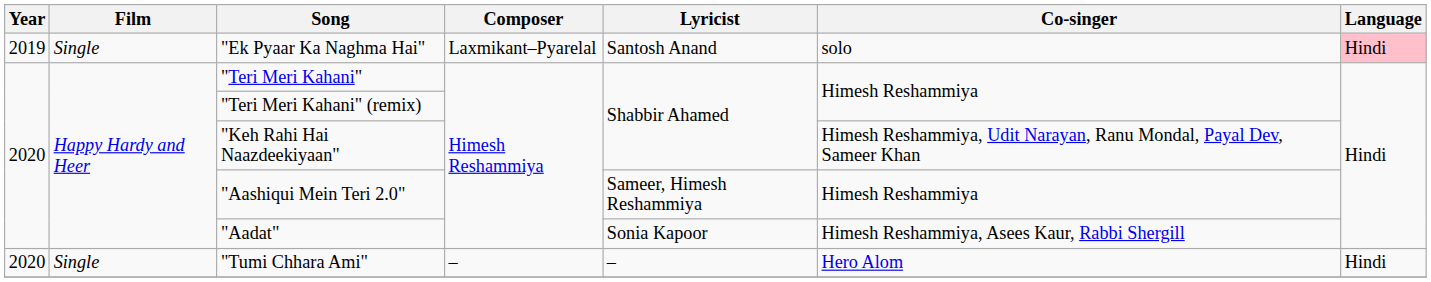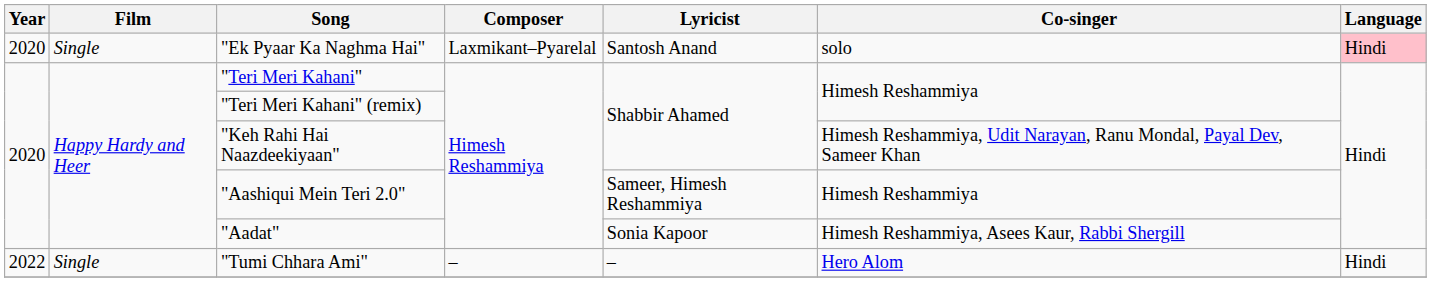(27, 47) 2019 -> (27, 47) 2020
(27, 262) 2020 -> (27, 262) 2022
